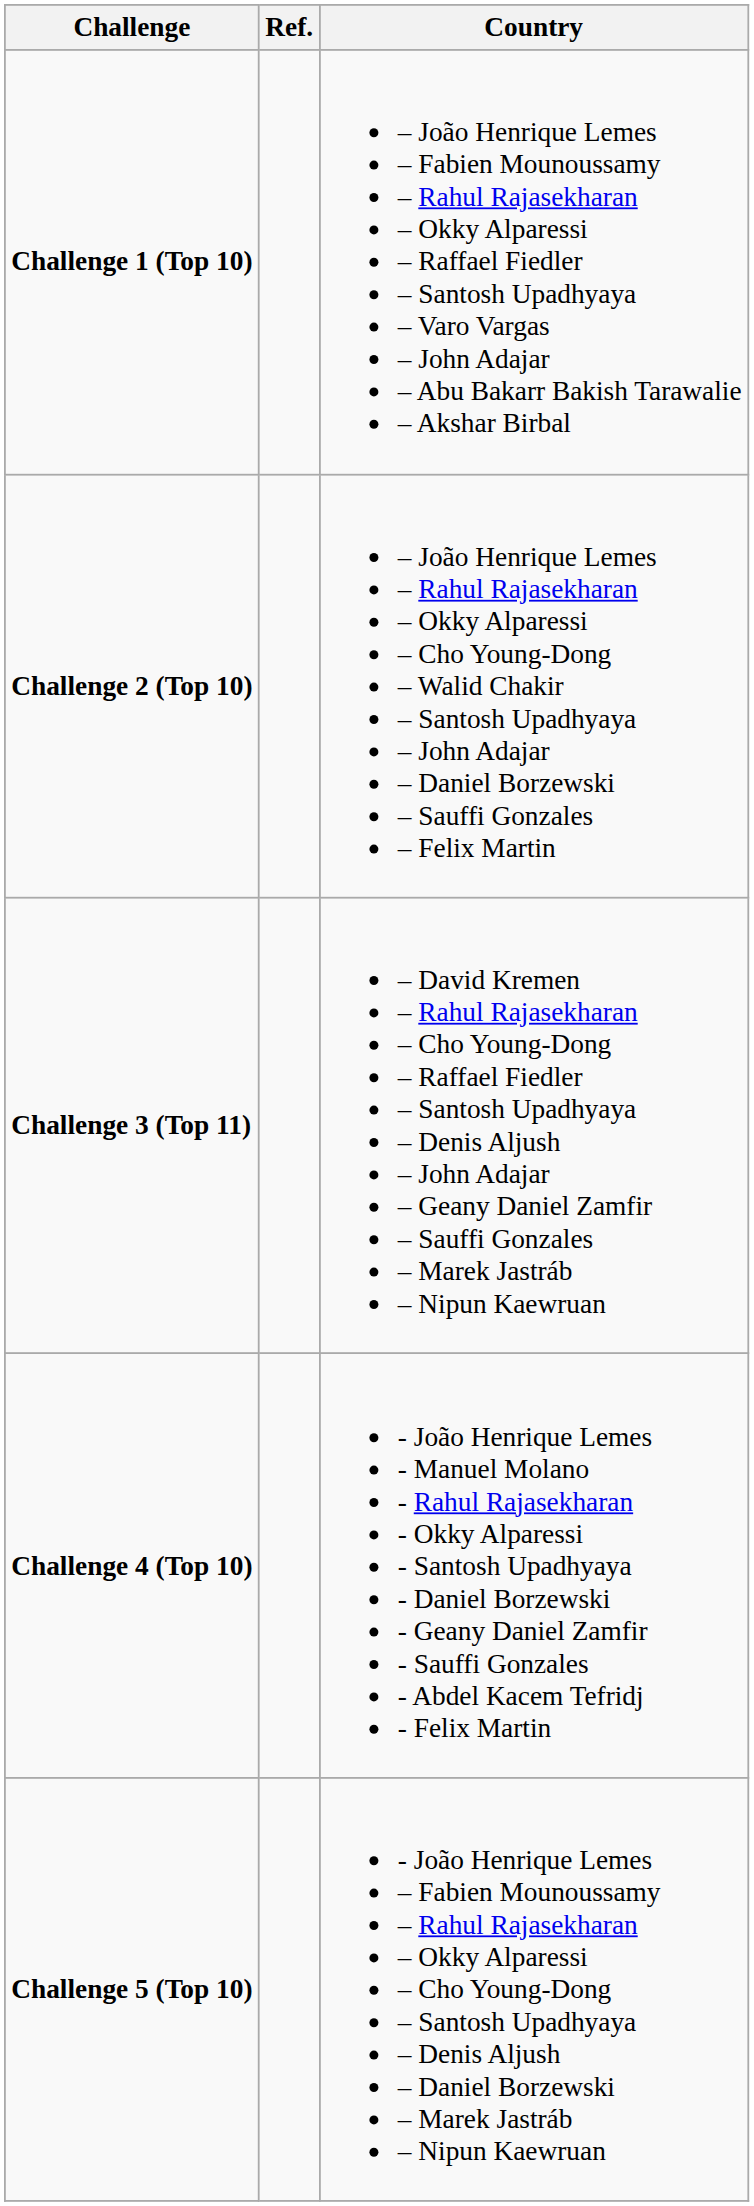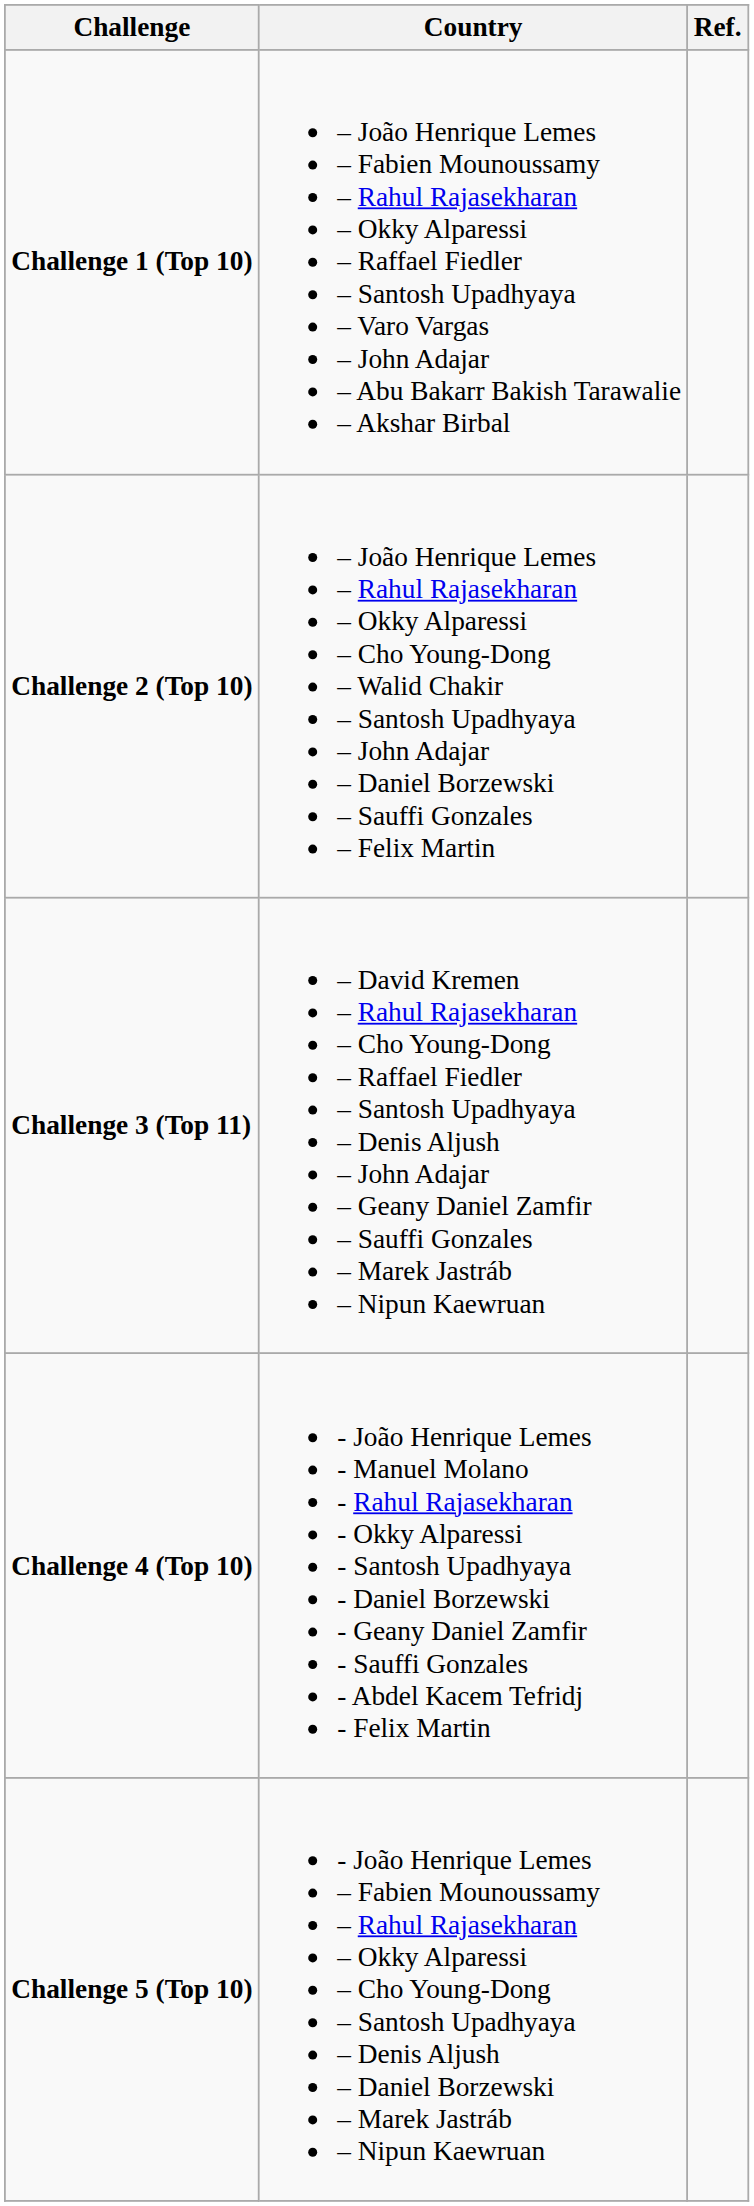columns swapped: (534, 27) <-> (289, 27)
